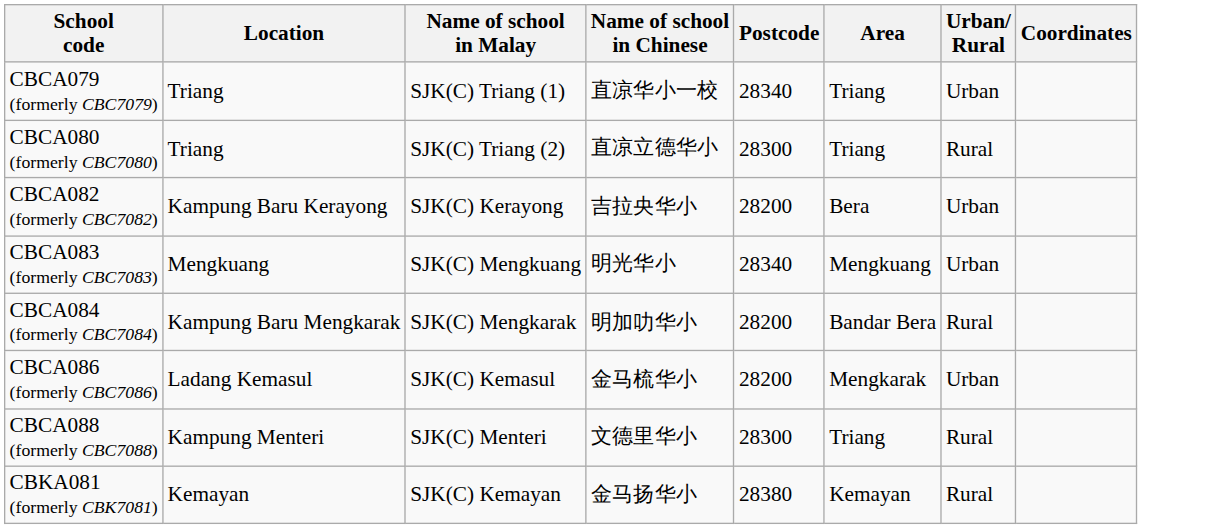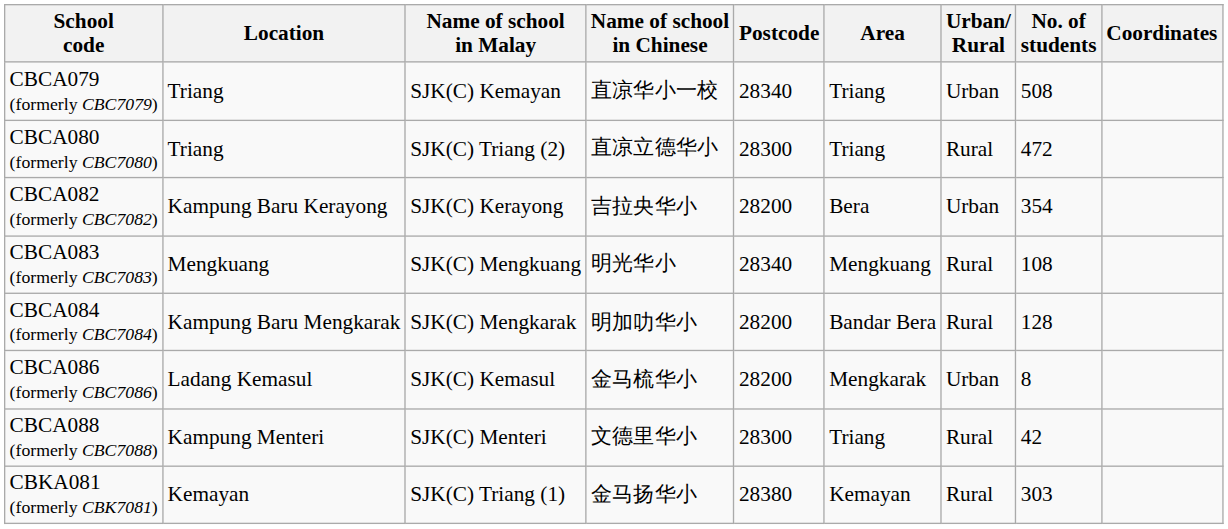+ column: (1059, 33)
(488, 91) SJK(C) Triang (1) -> (486, 91) SJK(C) Kemayan
(972, 264) Urban -> (970, 264) Rural
(486, 494) SJK(C) Kemayan -> (488, 494) SJK(C) Triang (1)
